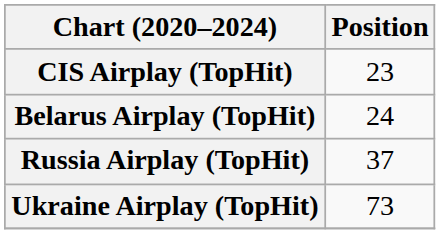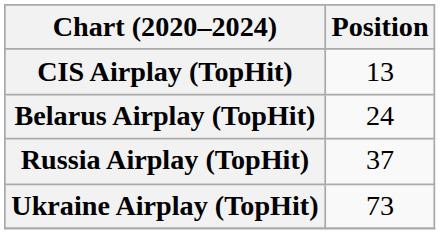(380, 71) 23 -> (380, 71) 13
